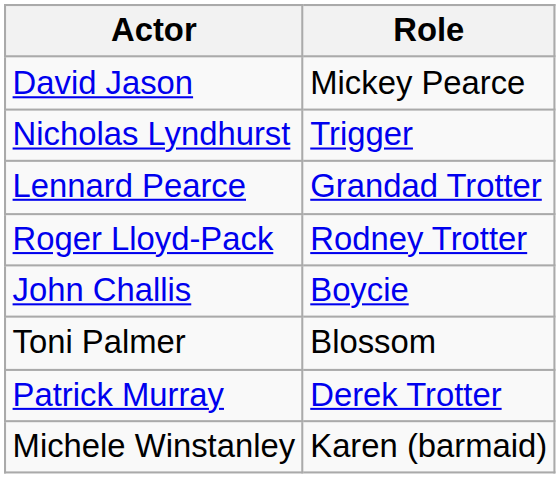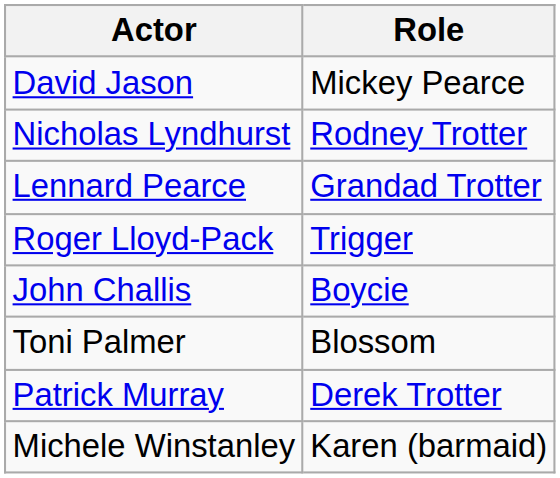(362, 134) Trigger -> (419, 134) Rodney Trotter
(419, 238) Rodney Trotter -> (362, 238) Trigger
